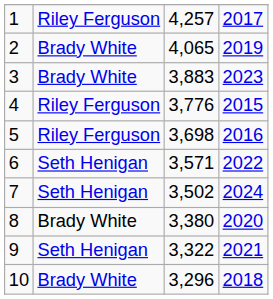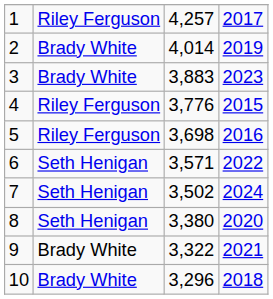(191, 47) 4,065 -> (191, 47) 4,014
(87, 221) Brady White -> (93, 221) Seth Henigan
(93, 250) Seth Henigan -> (87, 250) Brady White
